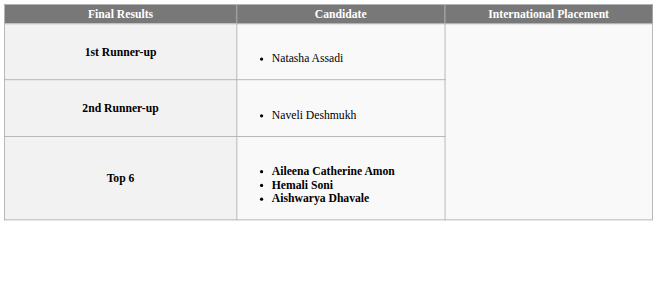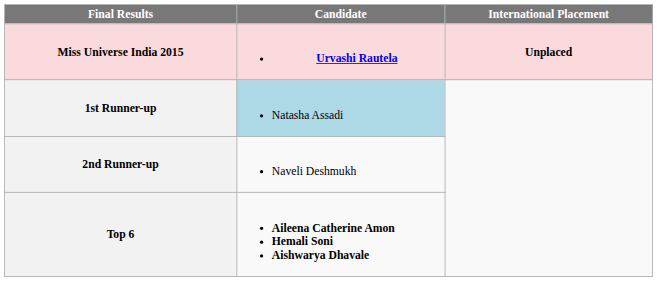+ row: (121, 52)
(341, 59) no background -> (341, 115) lightblue background
